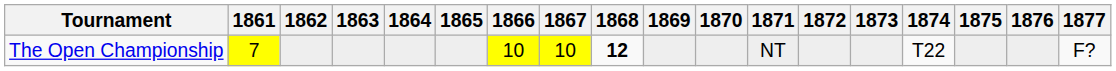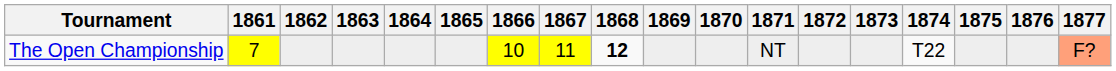(565, 51) 10 -> (565, 51) 11
(1084, 51) no background -> (1084, 51) lightsalmon background
